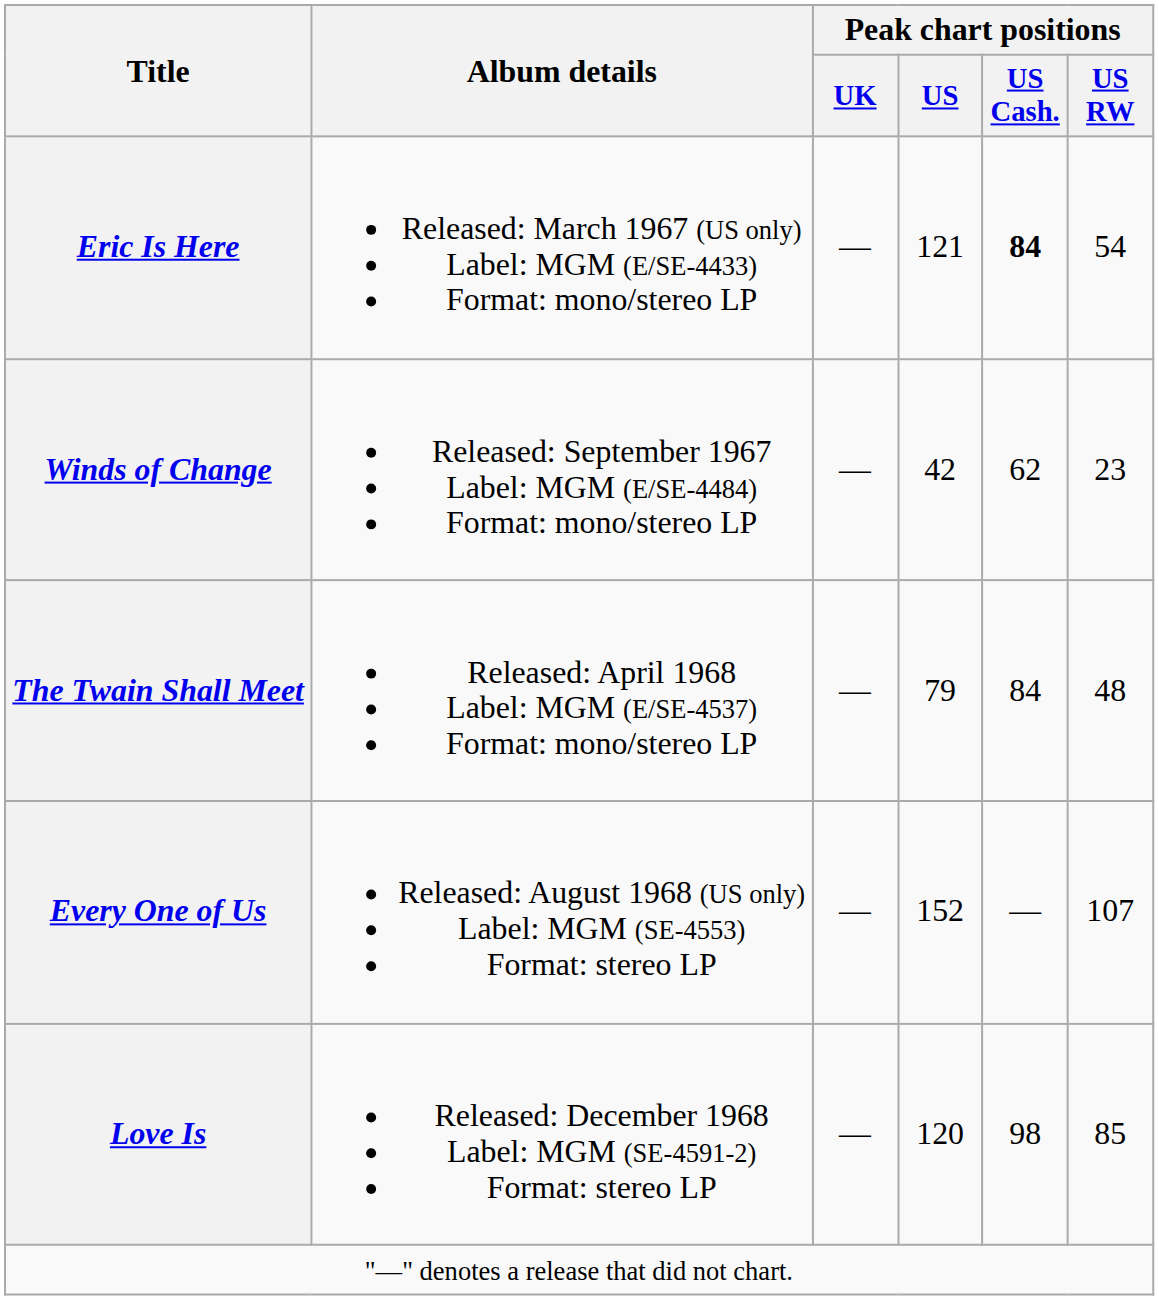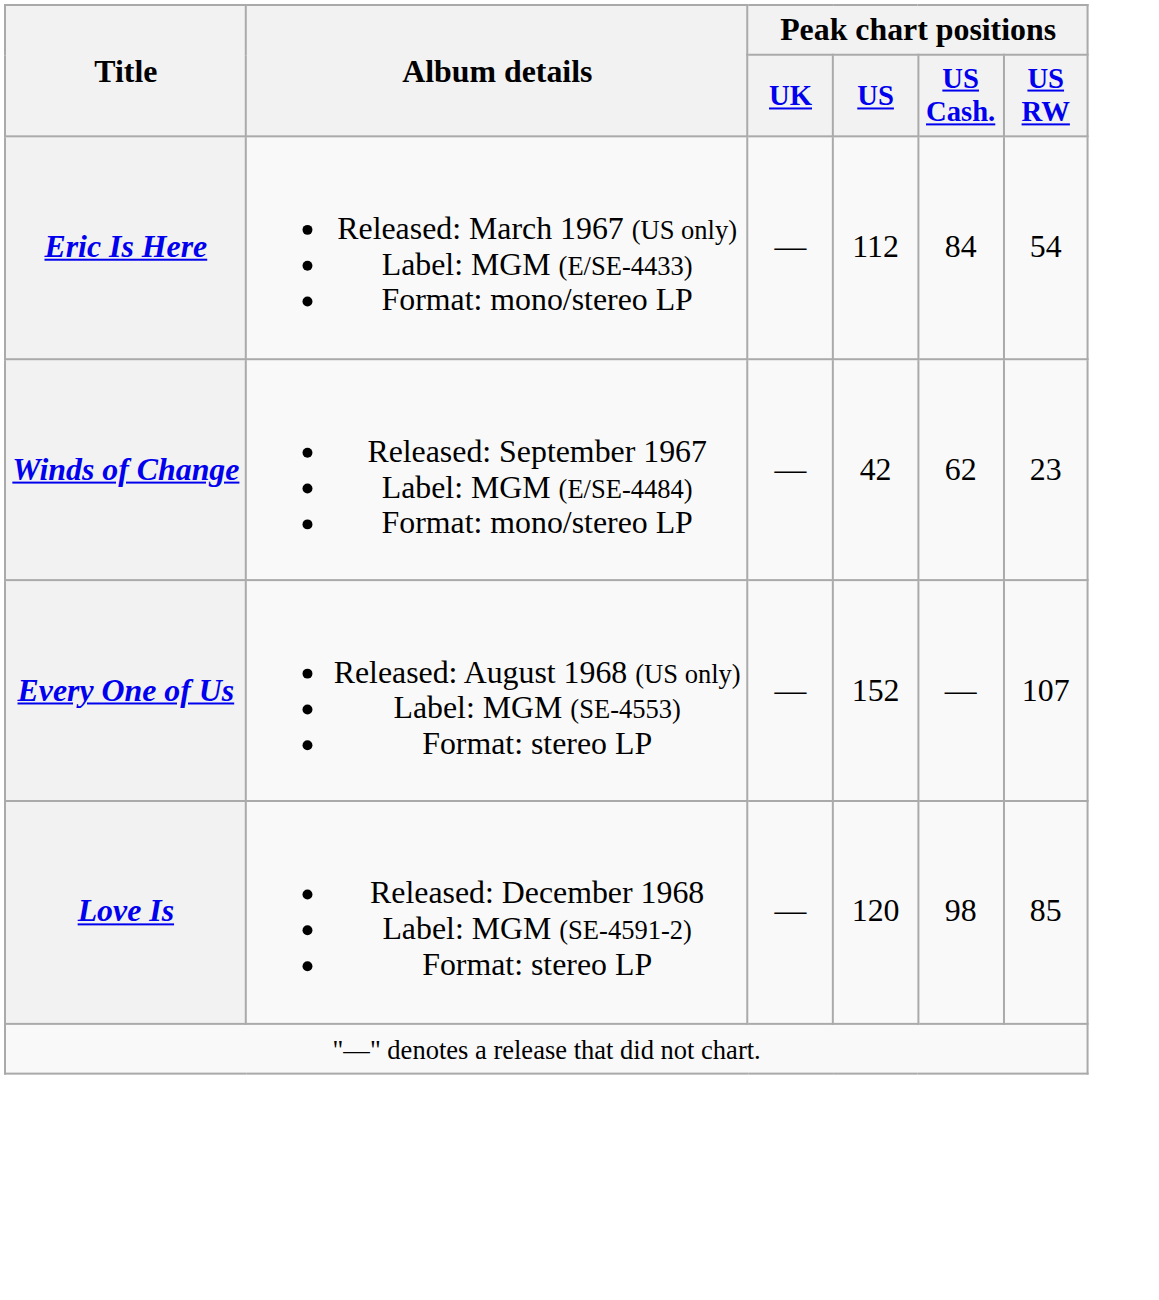(940, 246) 121 -> (876, 246) 112
(1025, 246) bold -> (961, 246) normal
- row: (158, 690)
